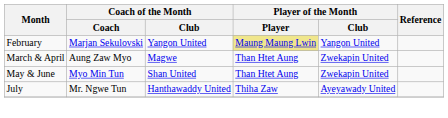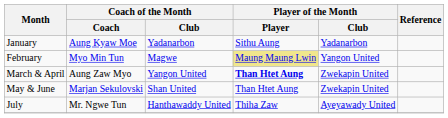+ row: (22, 43)
(106, 43) Marjan Sekulovski -> (96, 58) Myo Min Tun
(177, 43) Yangon United -> (162, 58) Magwe
(162, 58) Magwe -> (177, 74) Yangon United
(267, 58) normal -> (269, 74) bold
(96, 74) Myo Min Tun -> (106, 89) Marjan Sekulovski
